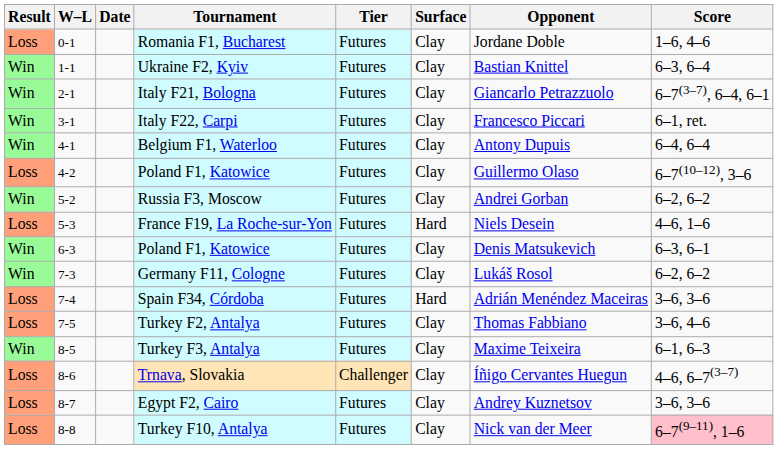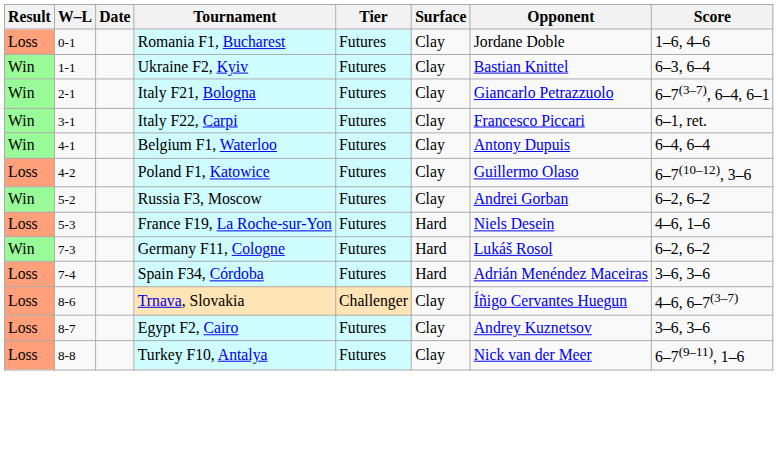- row: (67, 250)
(430, 274) Clay -> (431, 249) Hard
- row: (67, 324)
- row: (67, 349)
(700, 429) pink background -> (700, 355) no background
